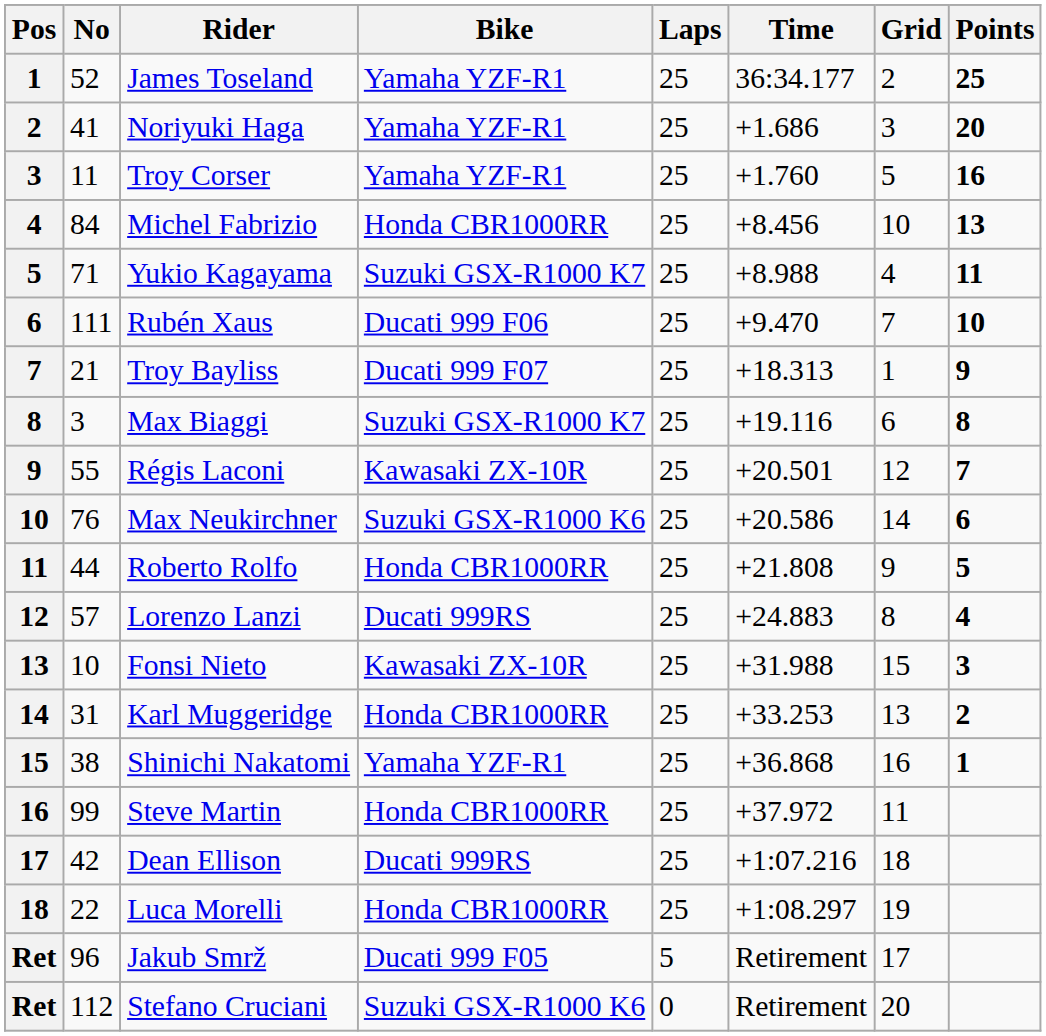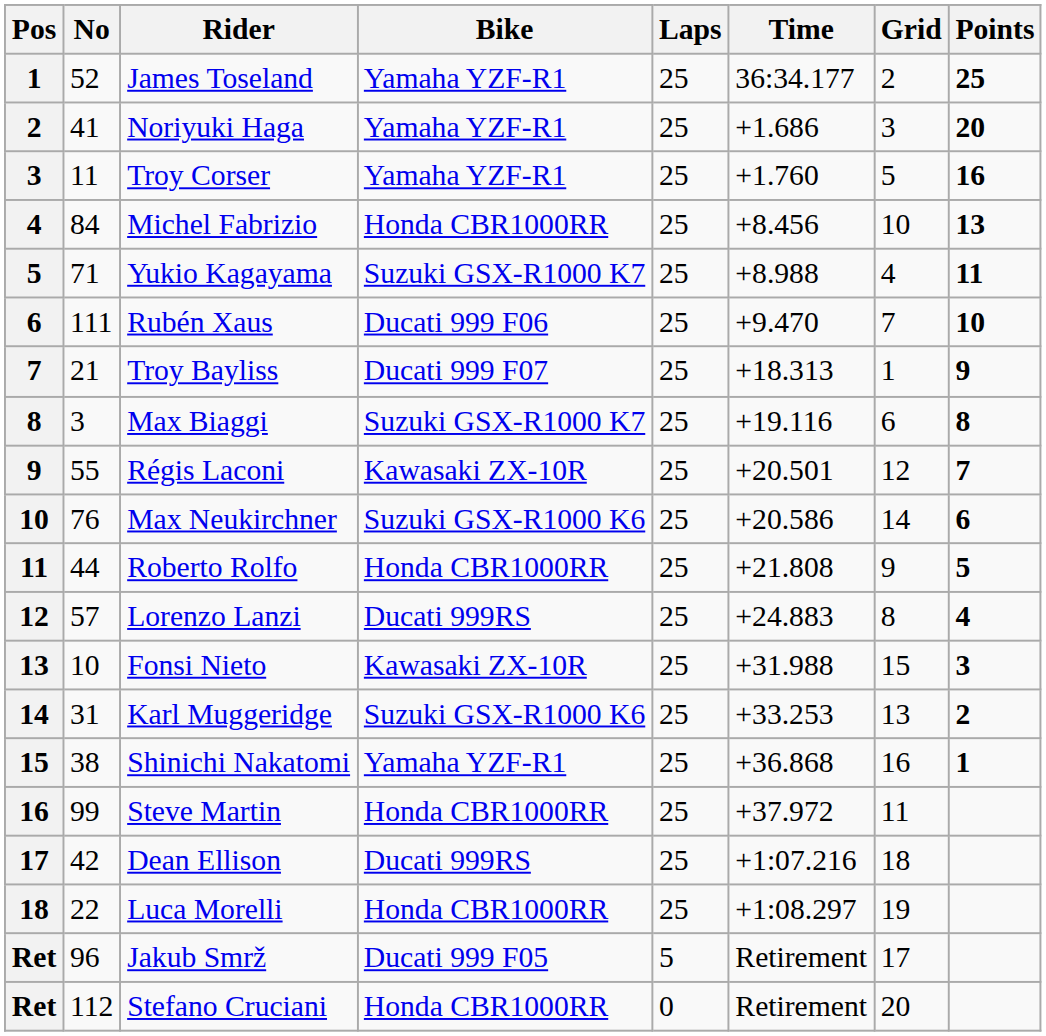(486, 713) Honda CBR1000RR -> (505, 713) Suzuki GSX-R1000 K6
(505, 1006) Suzuki GSX-R1000 K6 -> (486, 1006) Honda CBR1000RR
